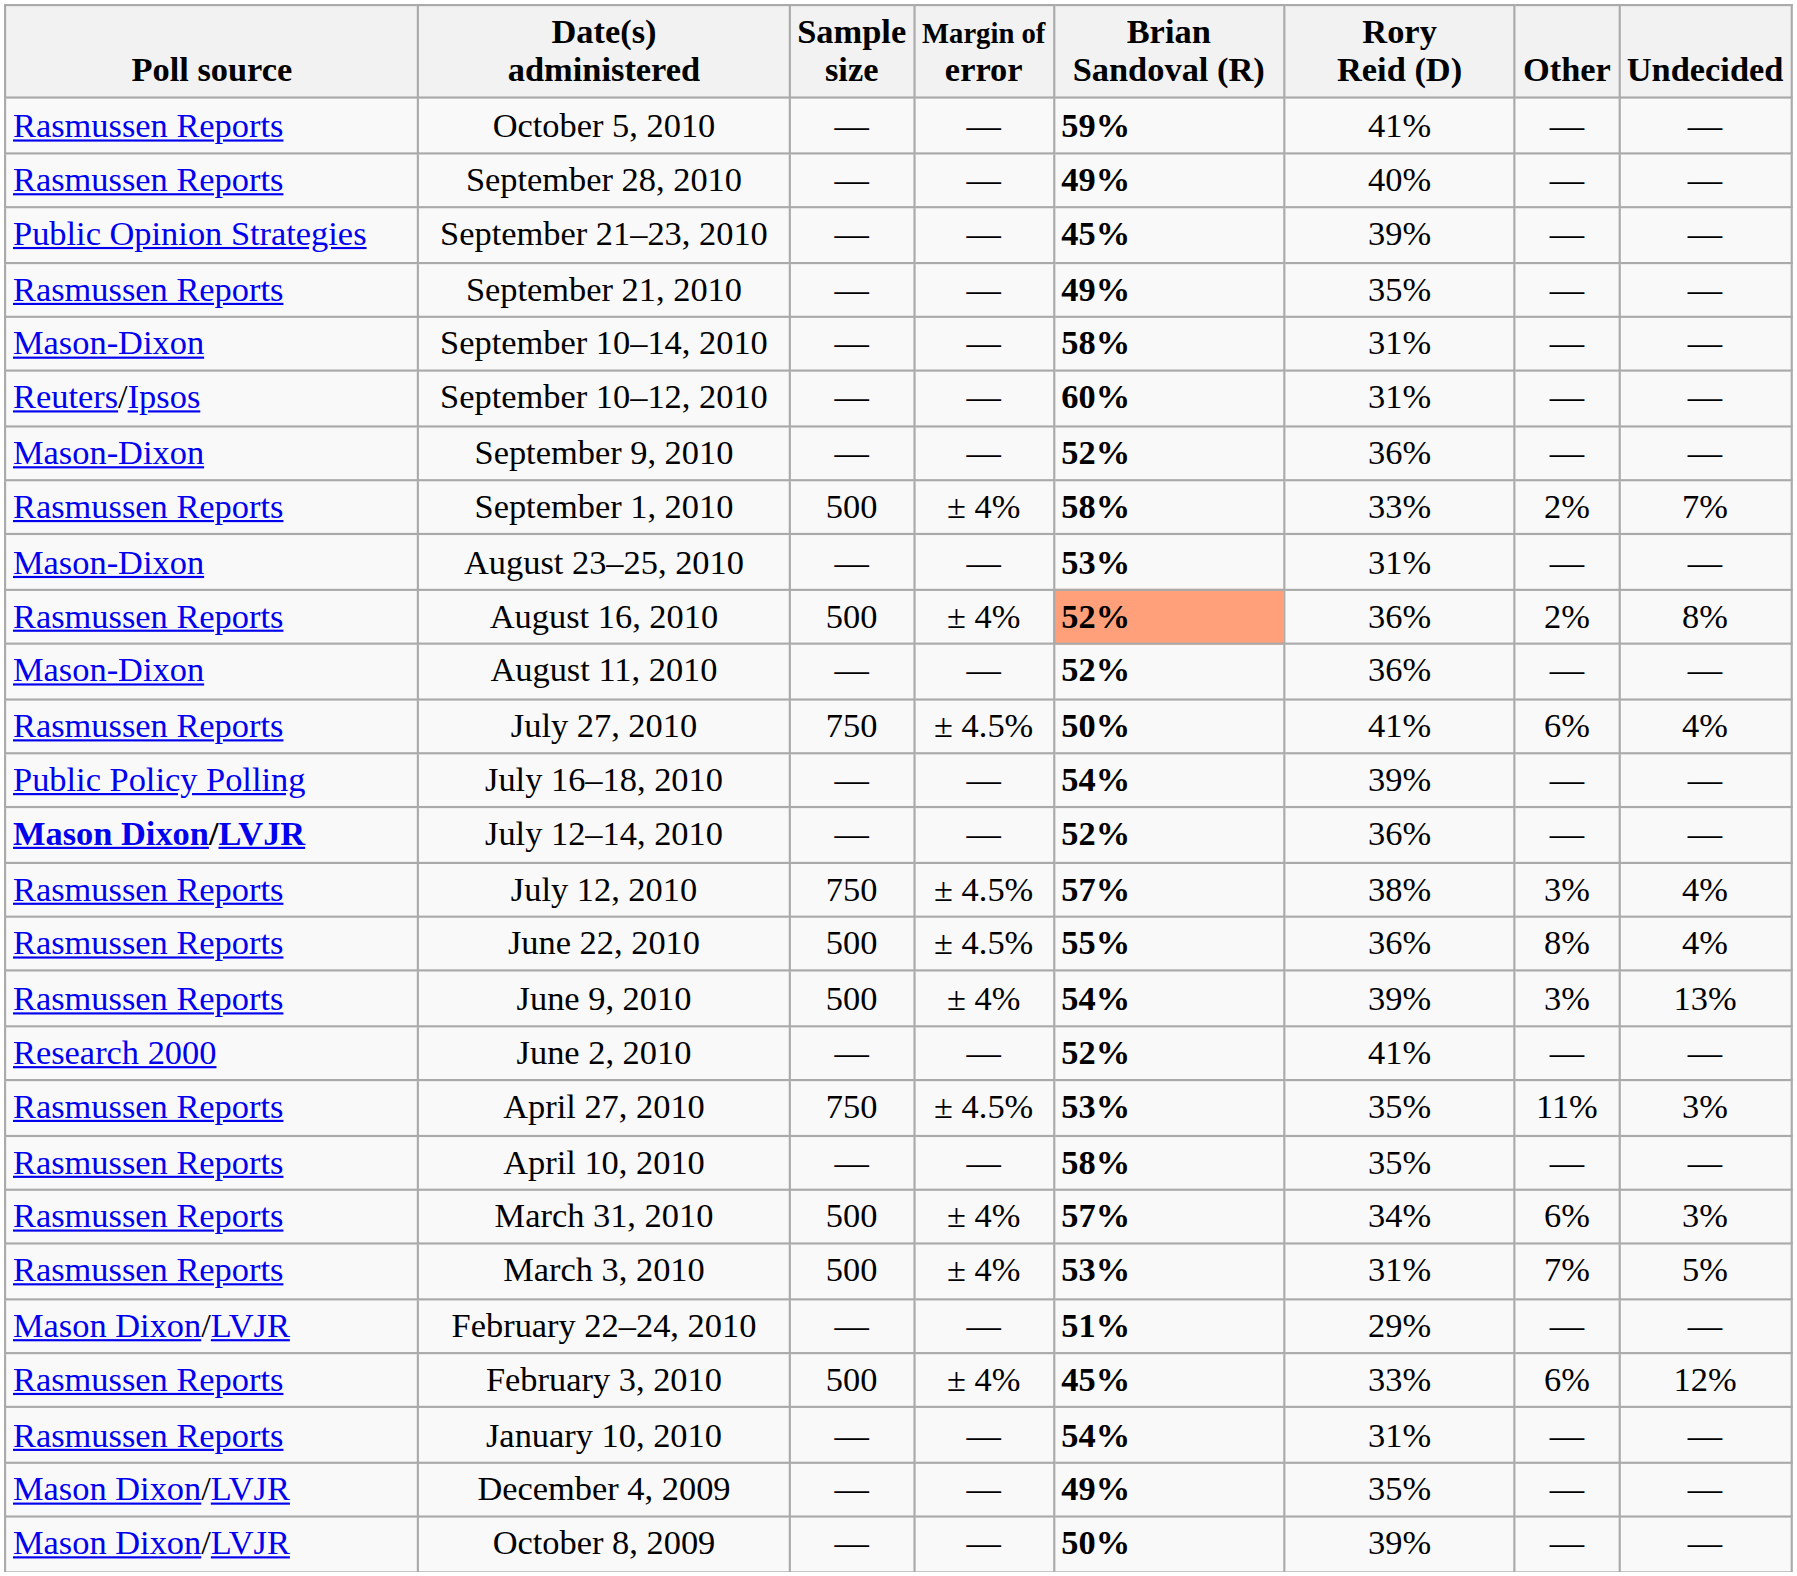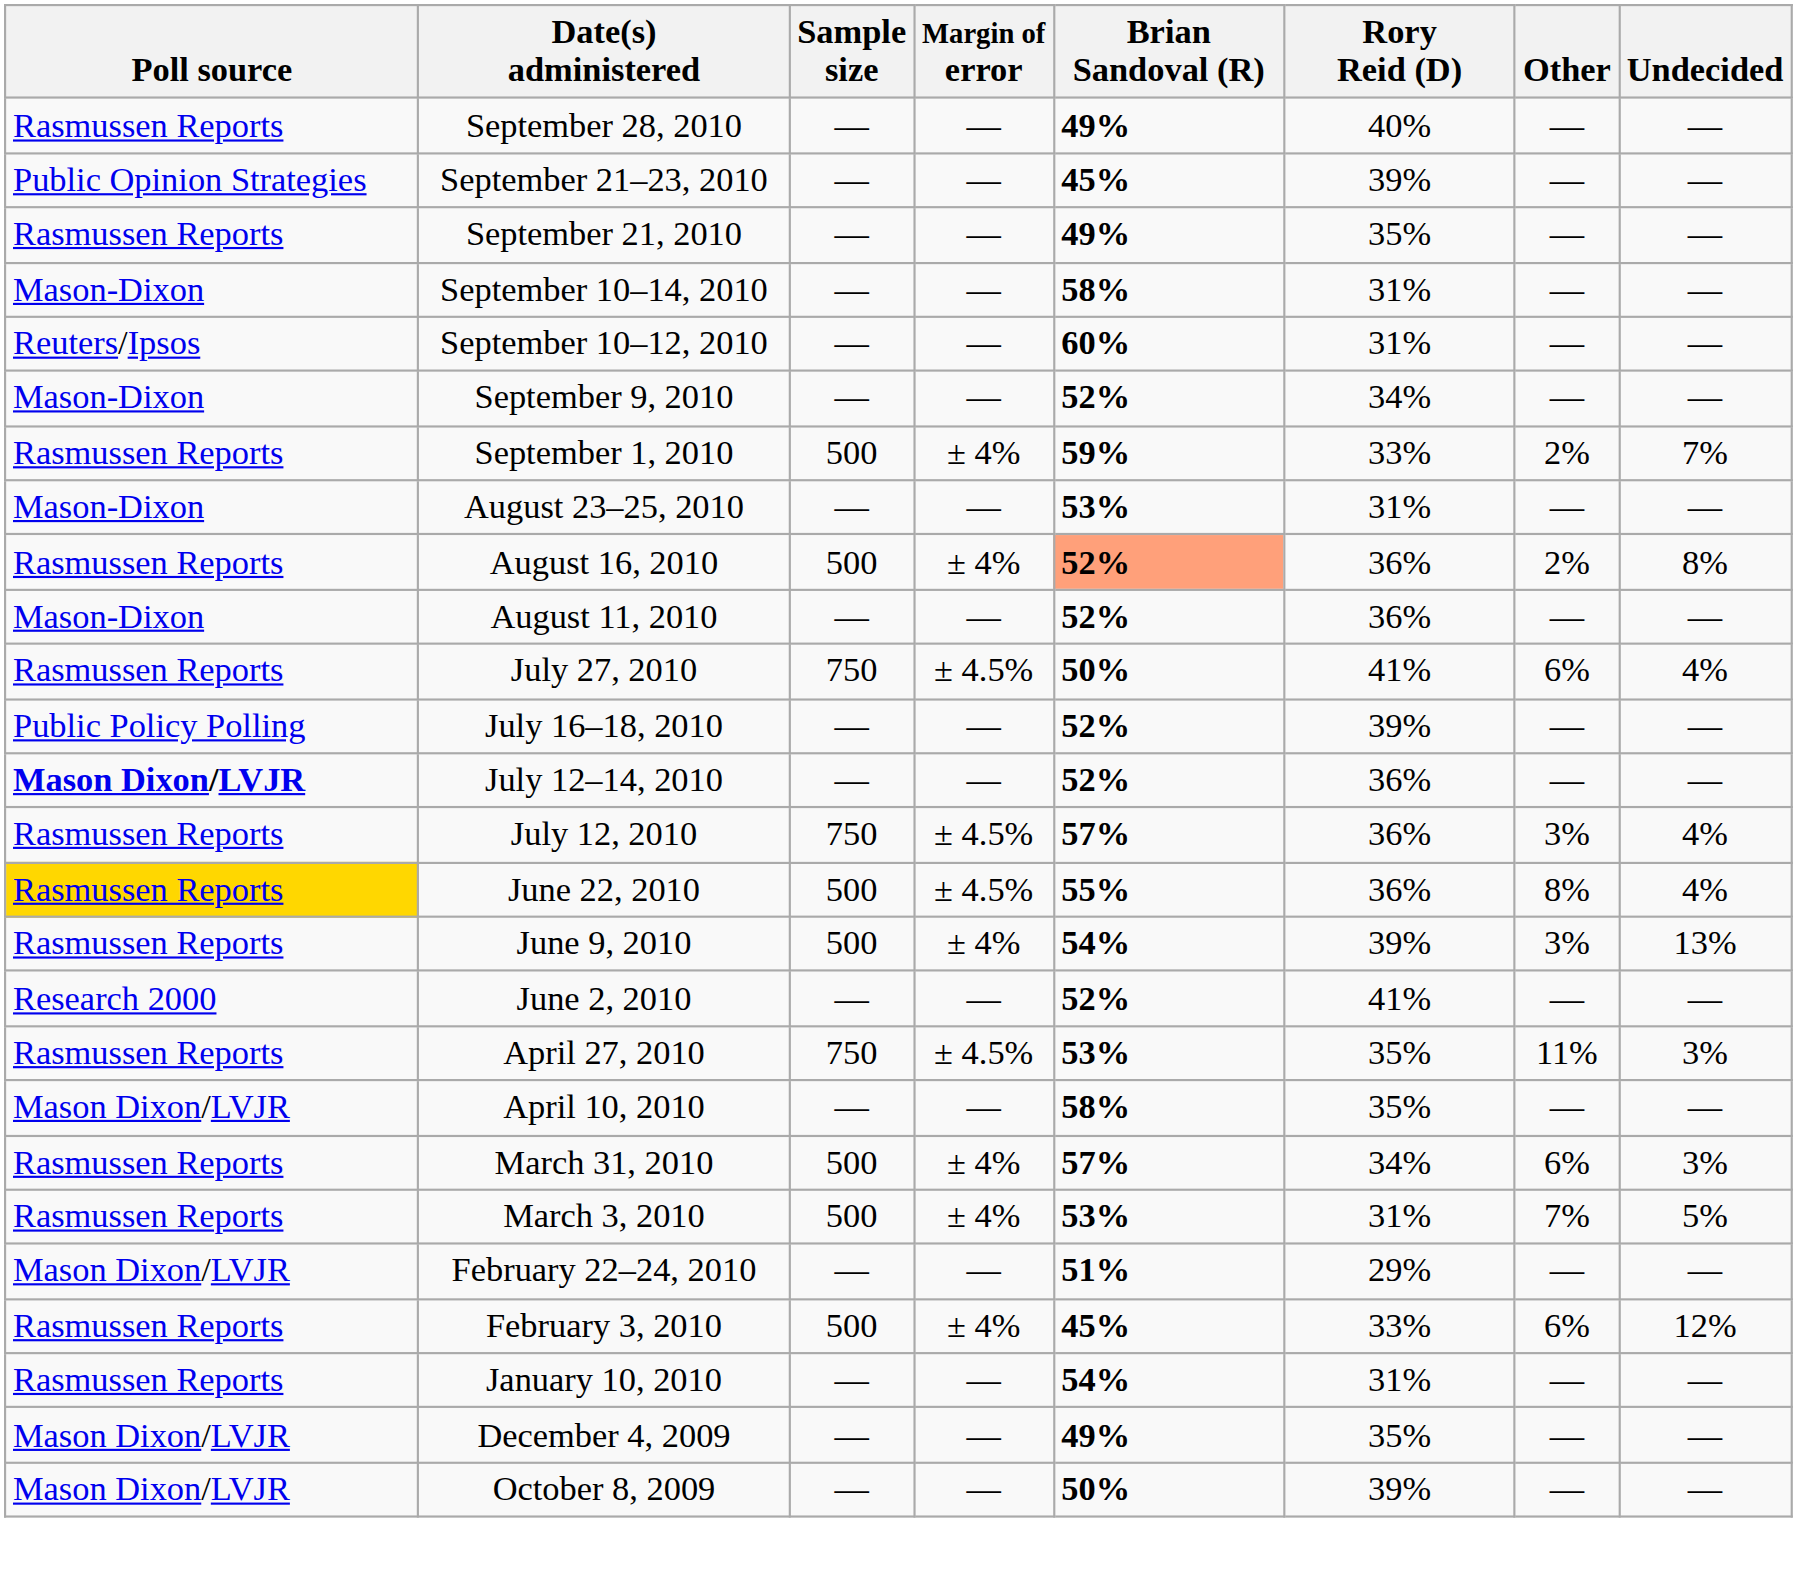- row: (604, 125)
(1400, 452) 36% -> (1400, 397) 34%
(1096, 506) 58% -> (1096, 452) 59%
(1096, 779) 54% -> (1096, 725) 52%
(1400, 888) 38% -> (1400, 834) 36%
(148, 943) no background -> (148, 888) gold background
(148, 1161) Rasmussen Reports -> (151, 1107) Mason Dixon/LVJR
